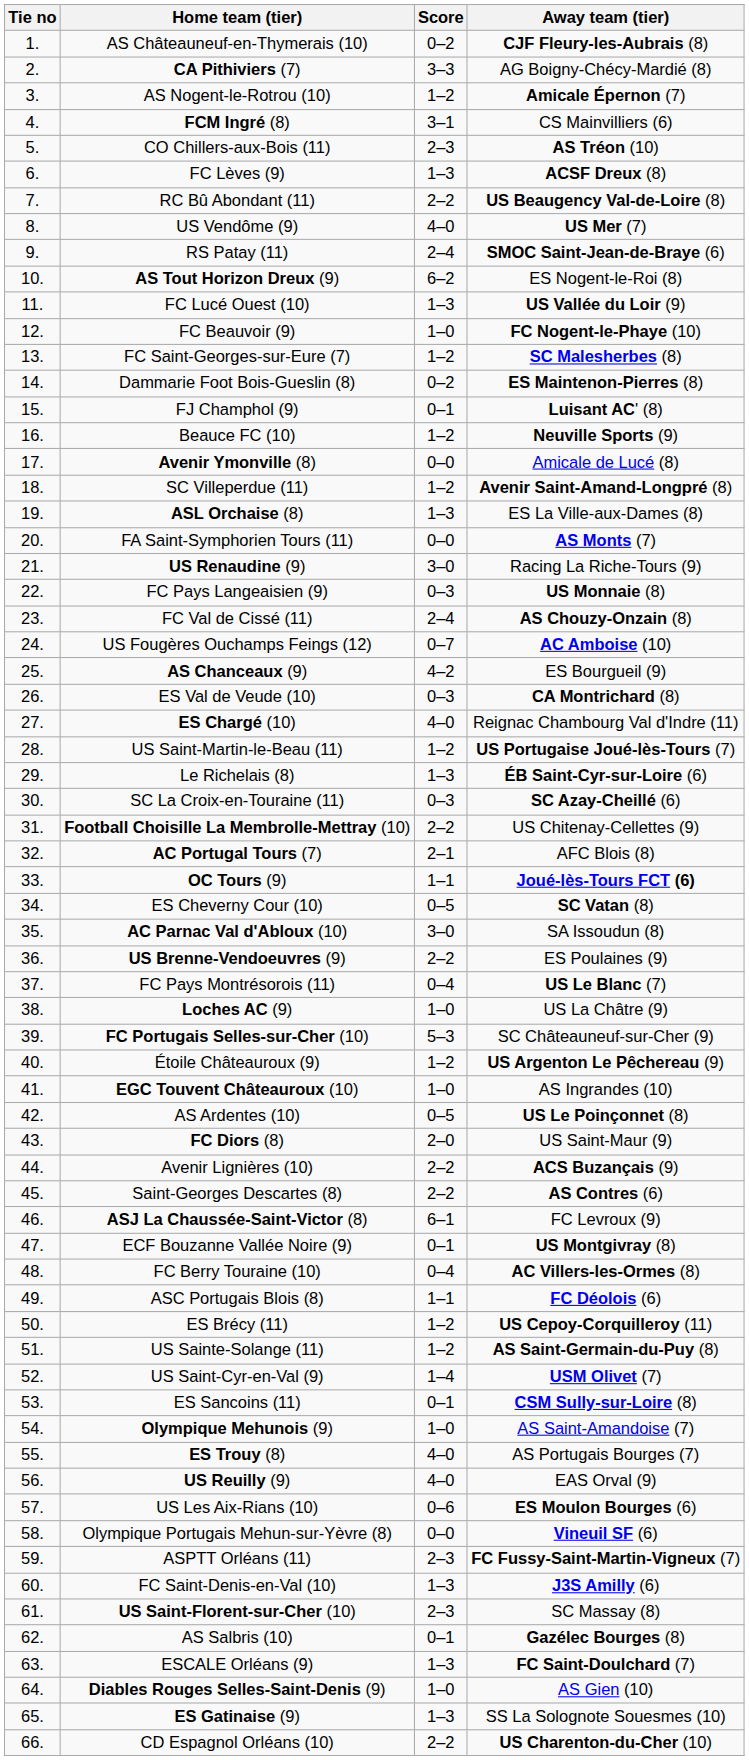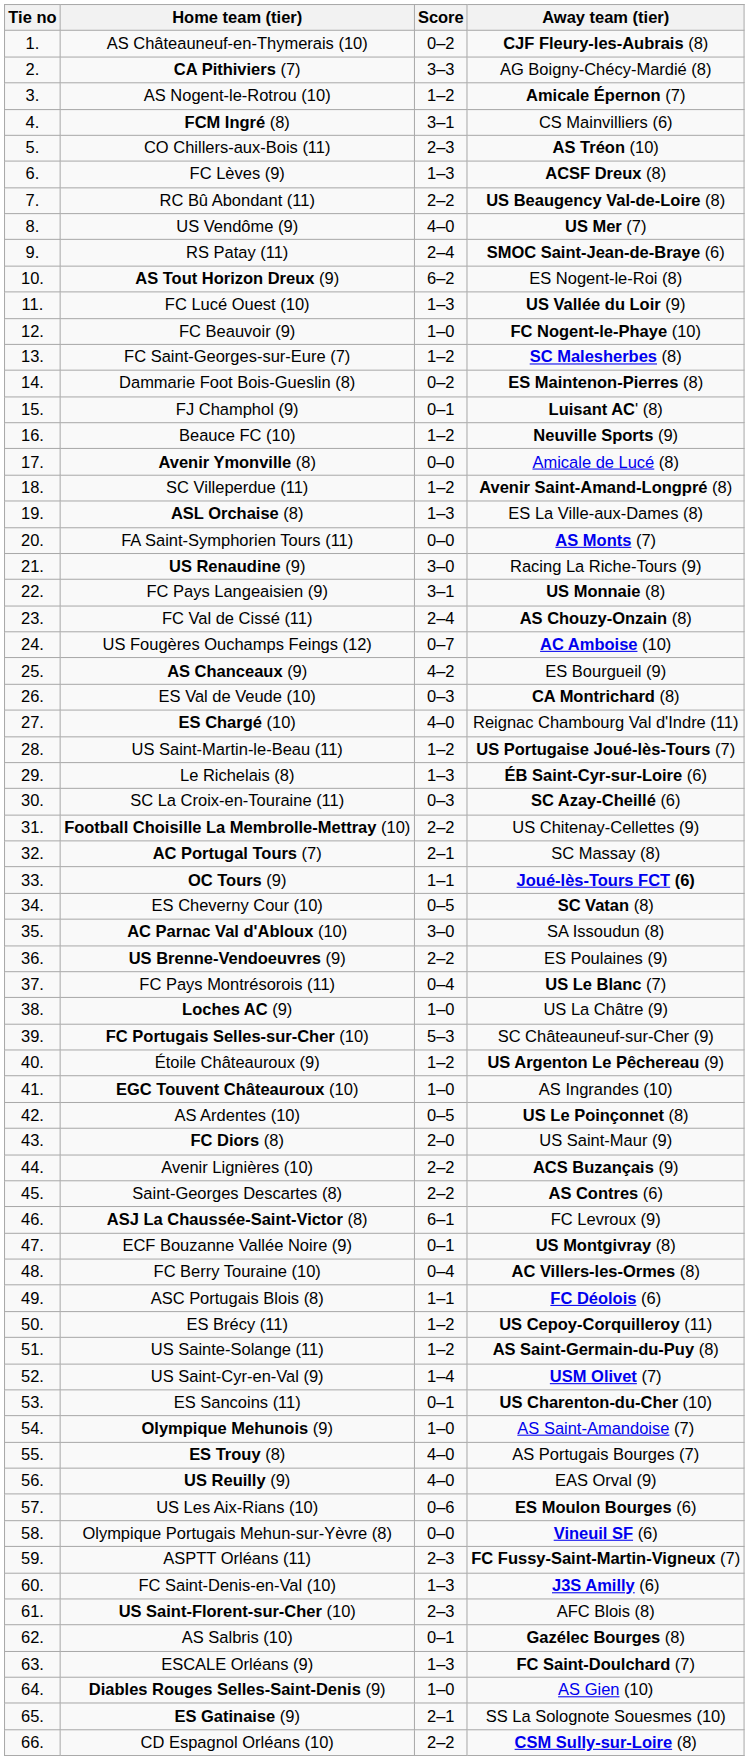(441, 592) 0–3 -> (441, 592) 3–1
(606, 853) AFC Blois (8) -> (606, 853) SC Massay (8)
(606, 1402) CSM Sully-sur-Loire (8) -> (606, 1402) US Charenton-du-Cher (10)
(606, 1611) SC Massay (8) -> (606, 1611) AFC Blois (8)
(441, 1716) 1–3 -> (441, 1716) 2–1
(606, 1742) US Charenton-du-Cher (10) -> (606, 1742) CSM Sully-sur-Loire (8)
